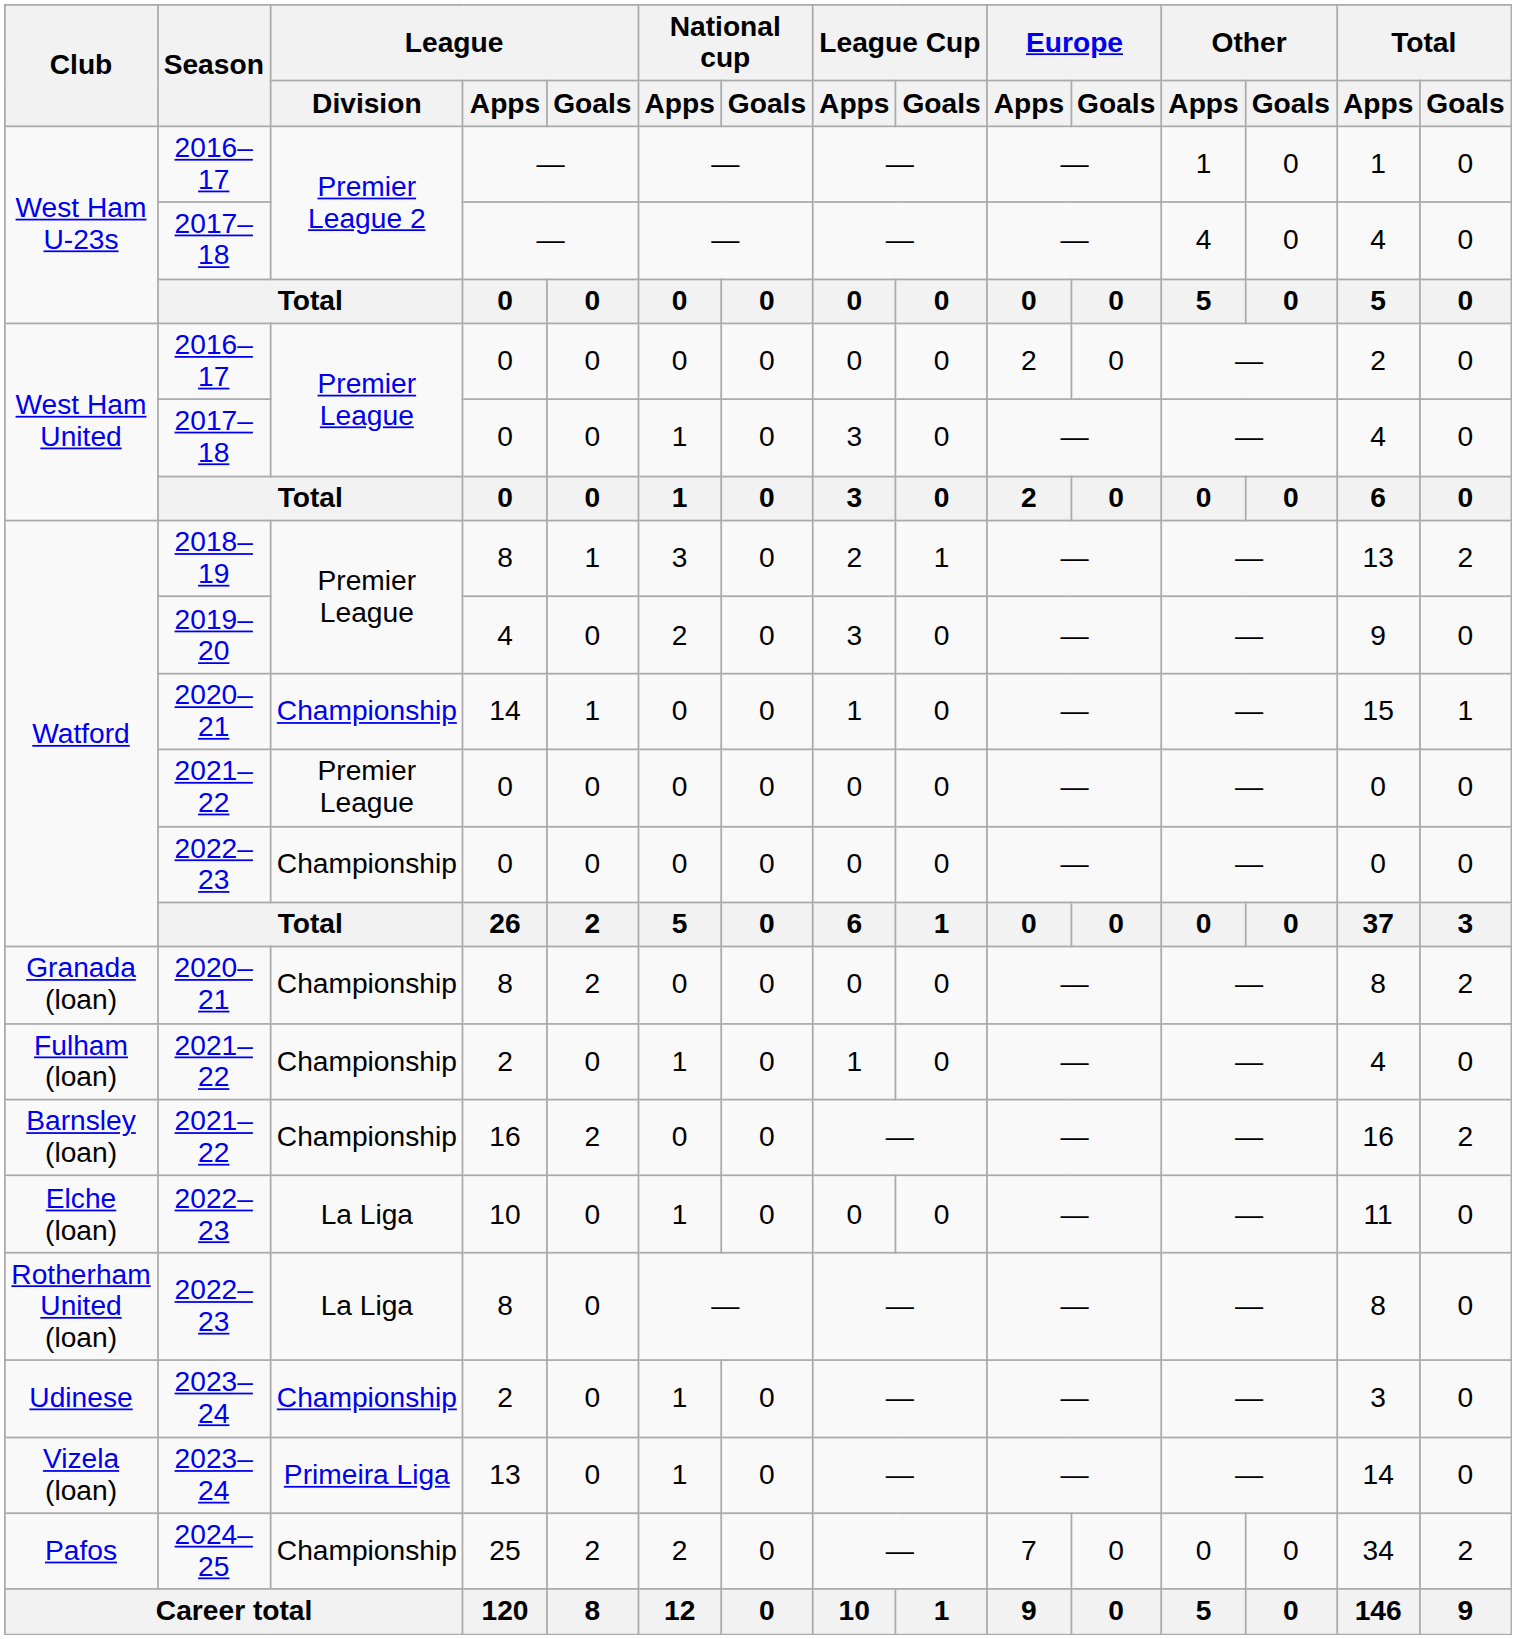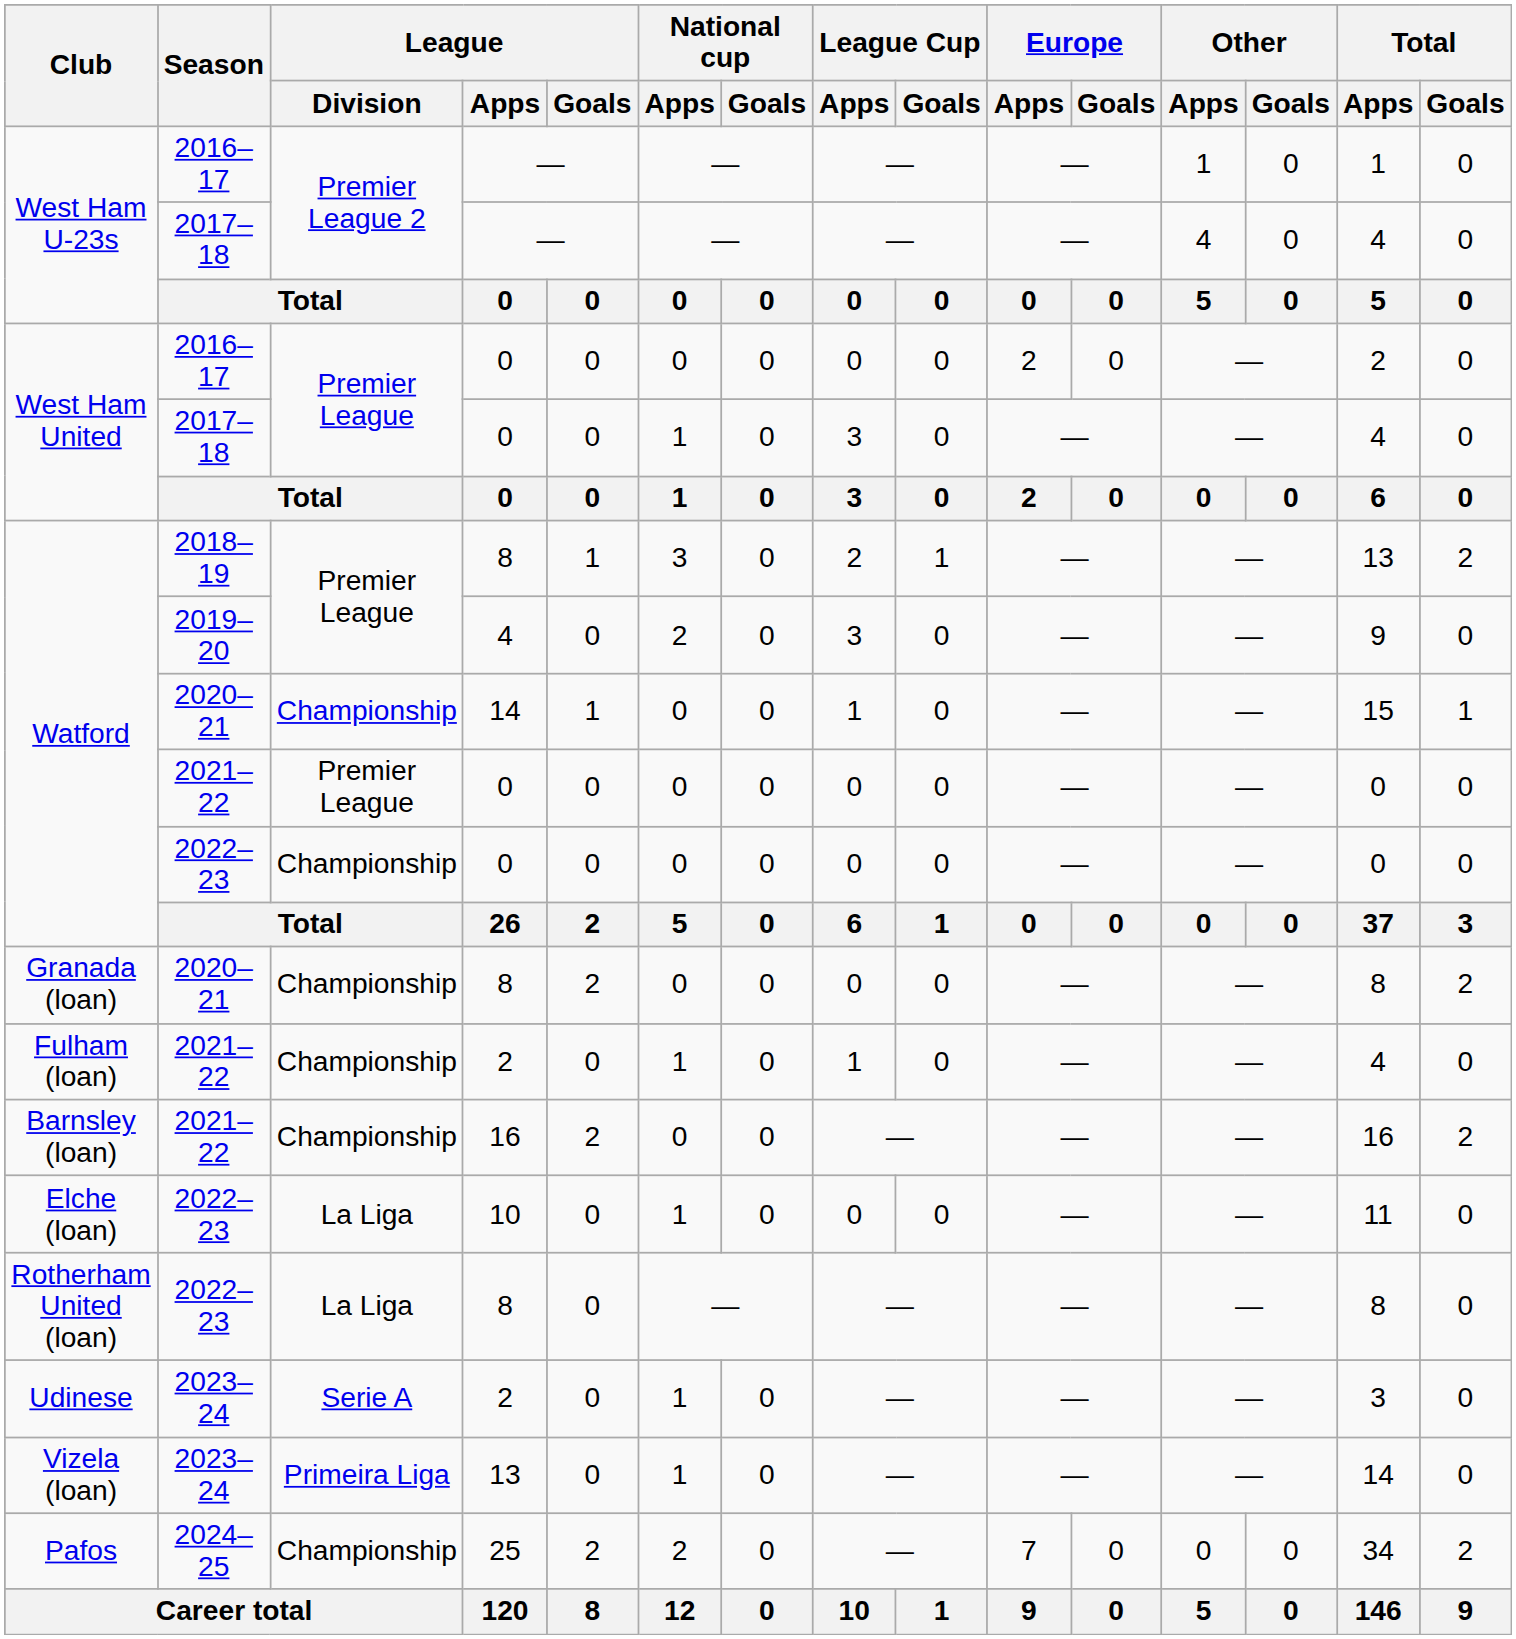(367, 1398) Championship -> (367, 1398) Serie A
